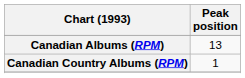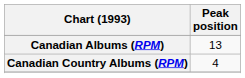(215, 63) 1 -> (215, 63) 4
